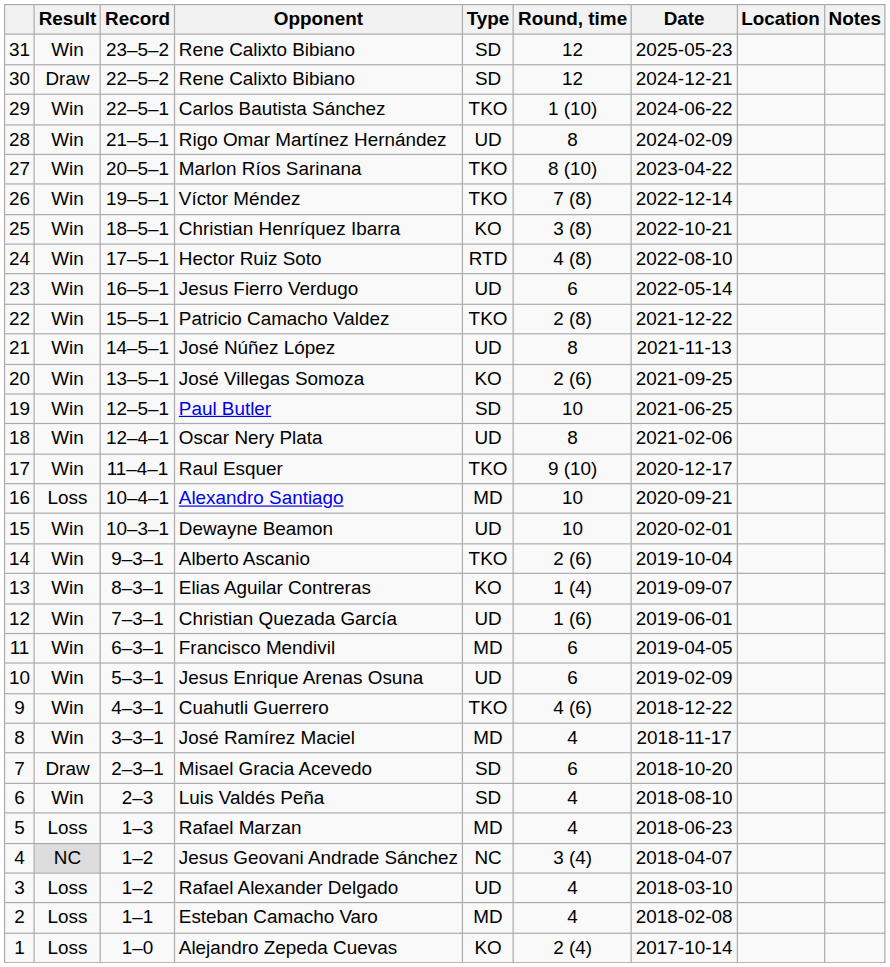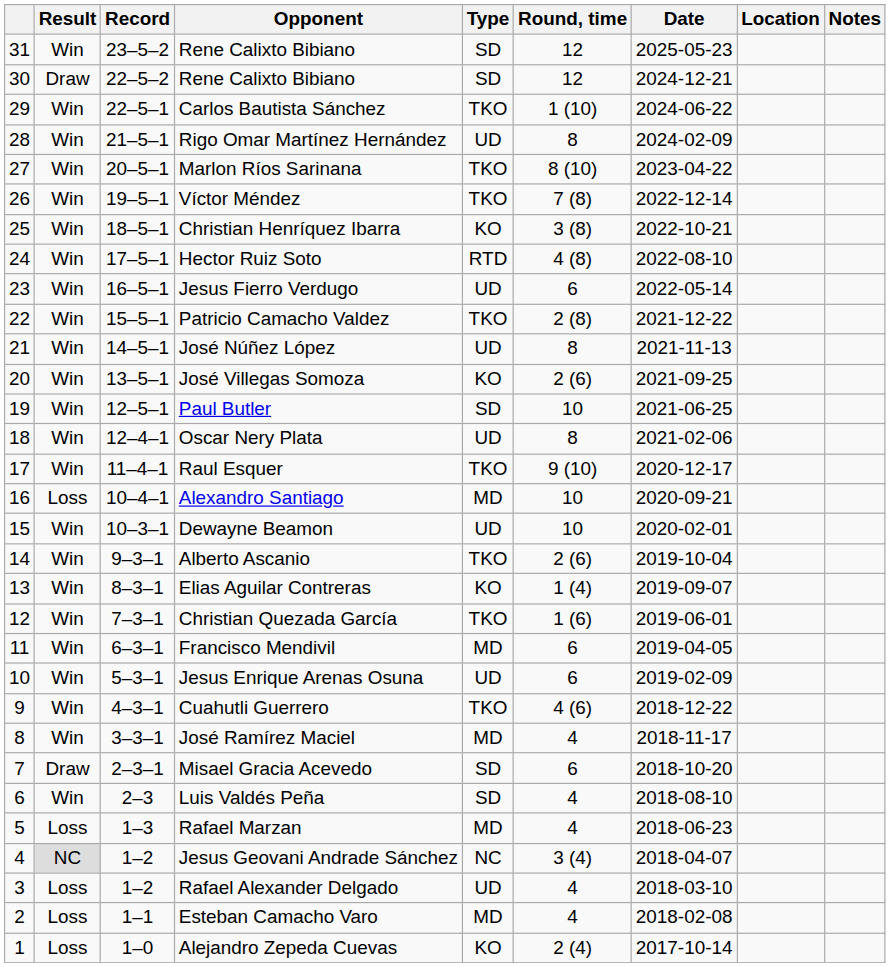(488, 618) UD -> (488, 618) TKO
